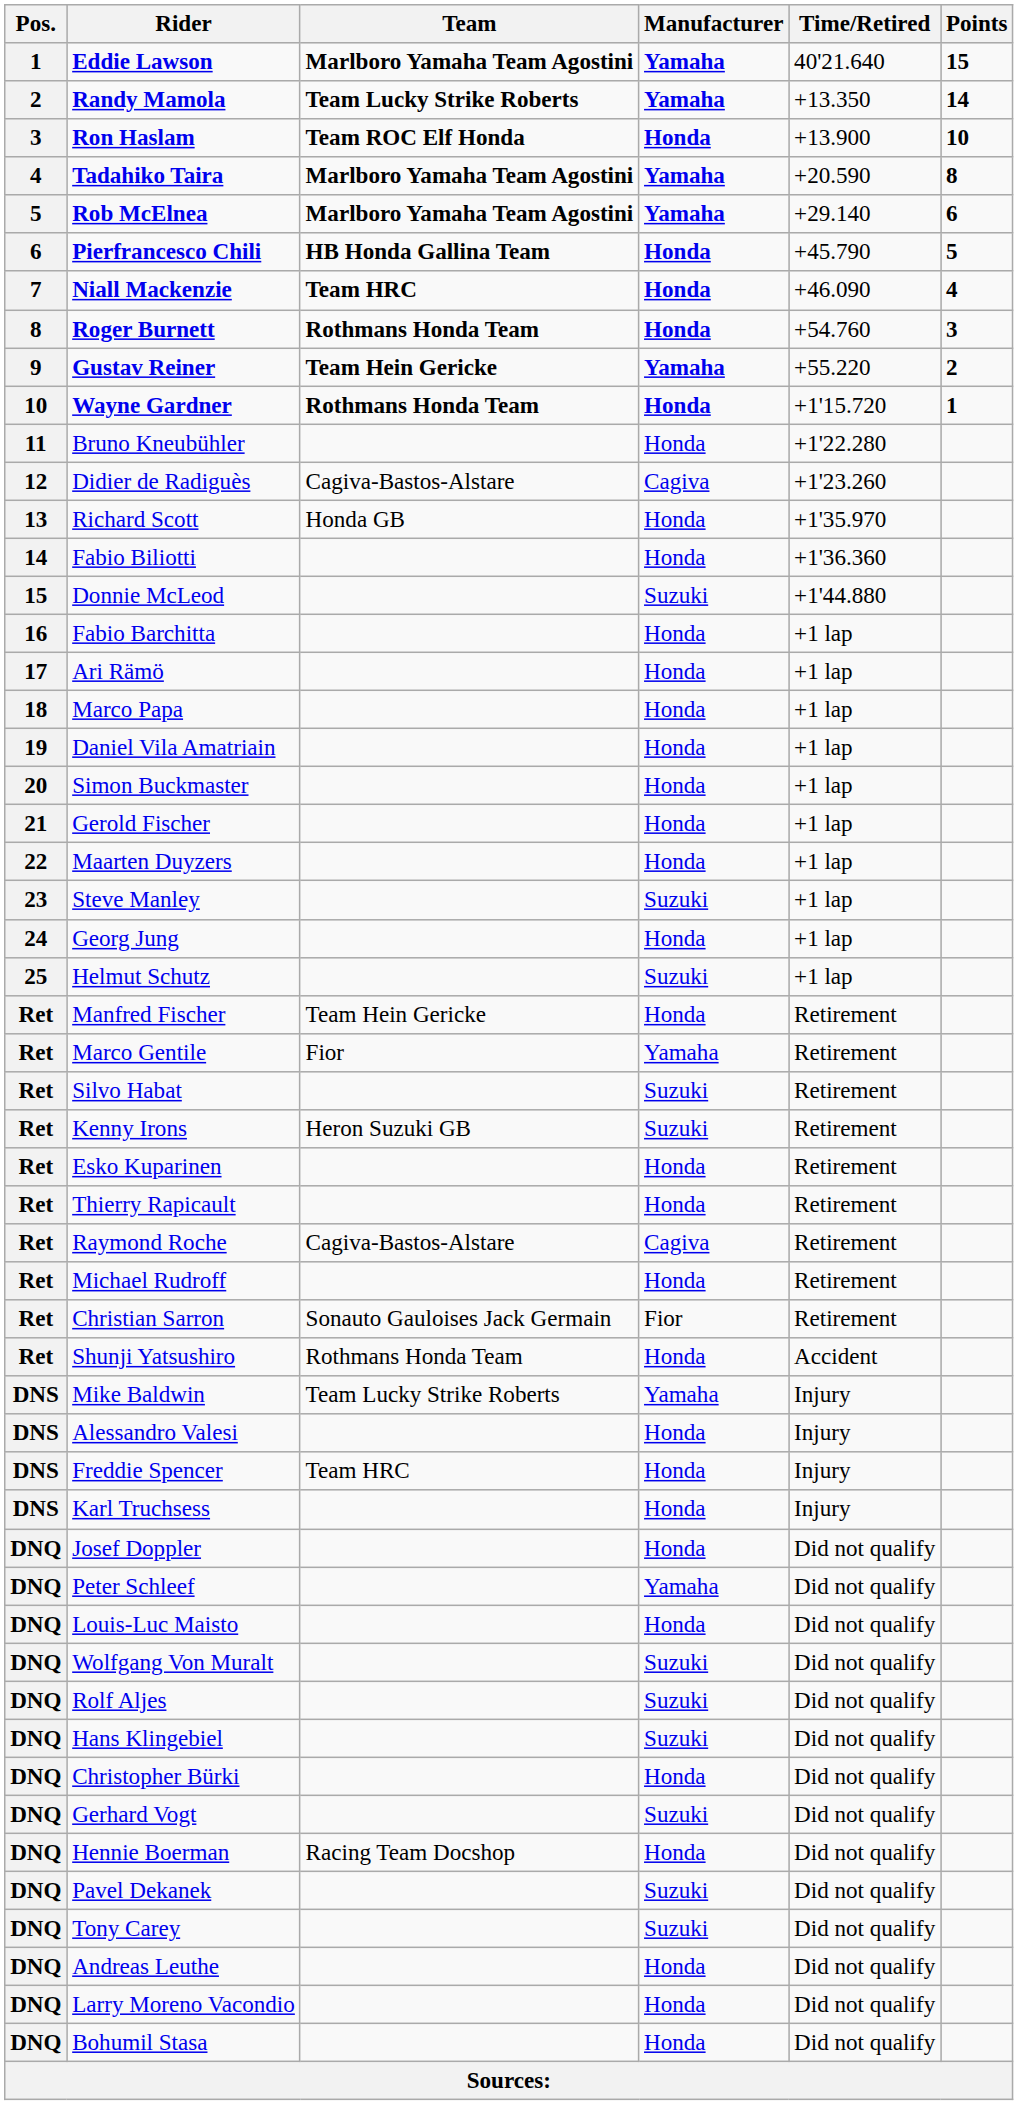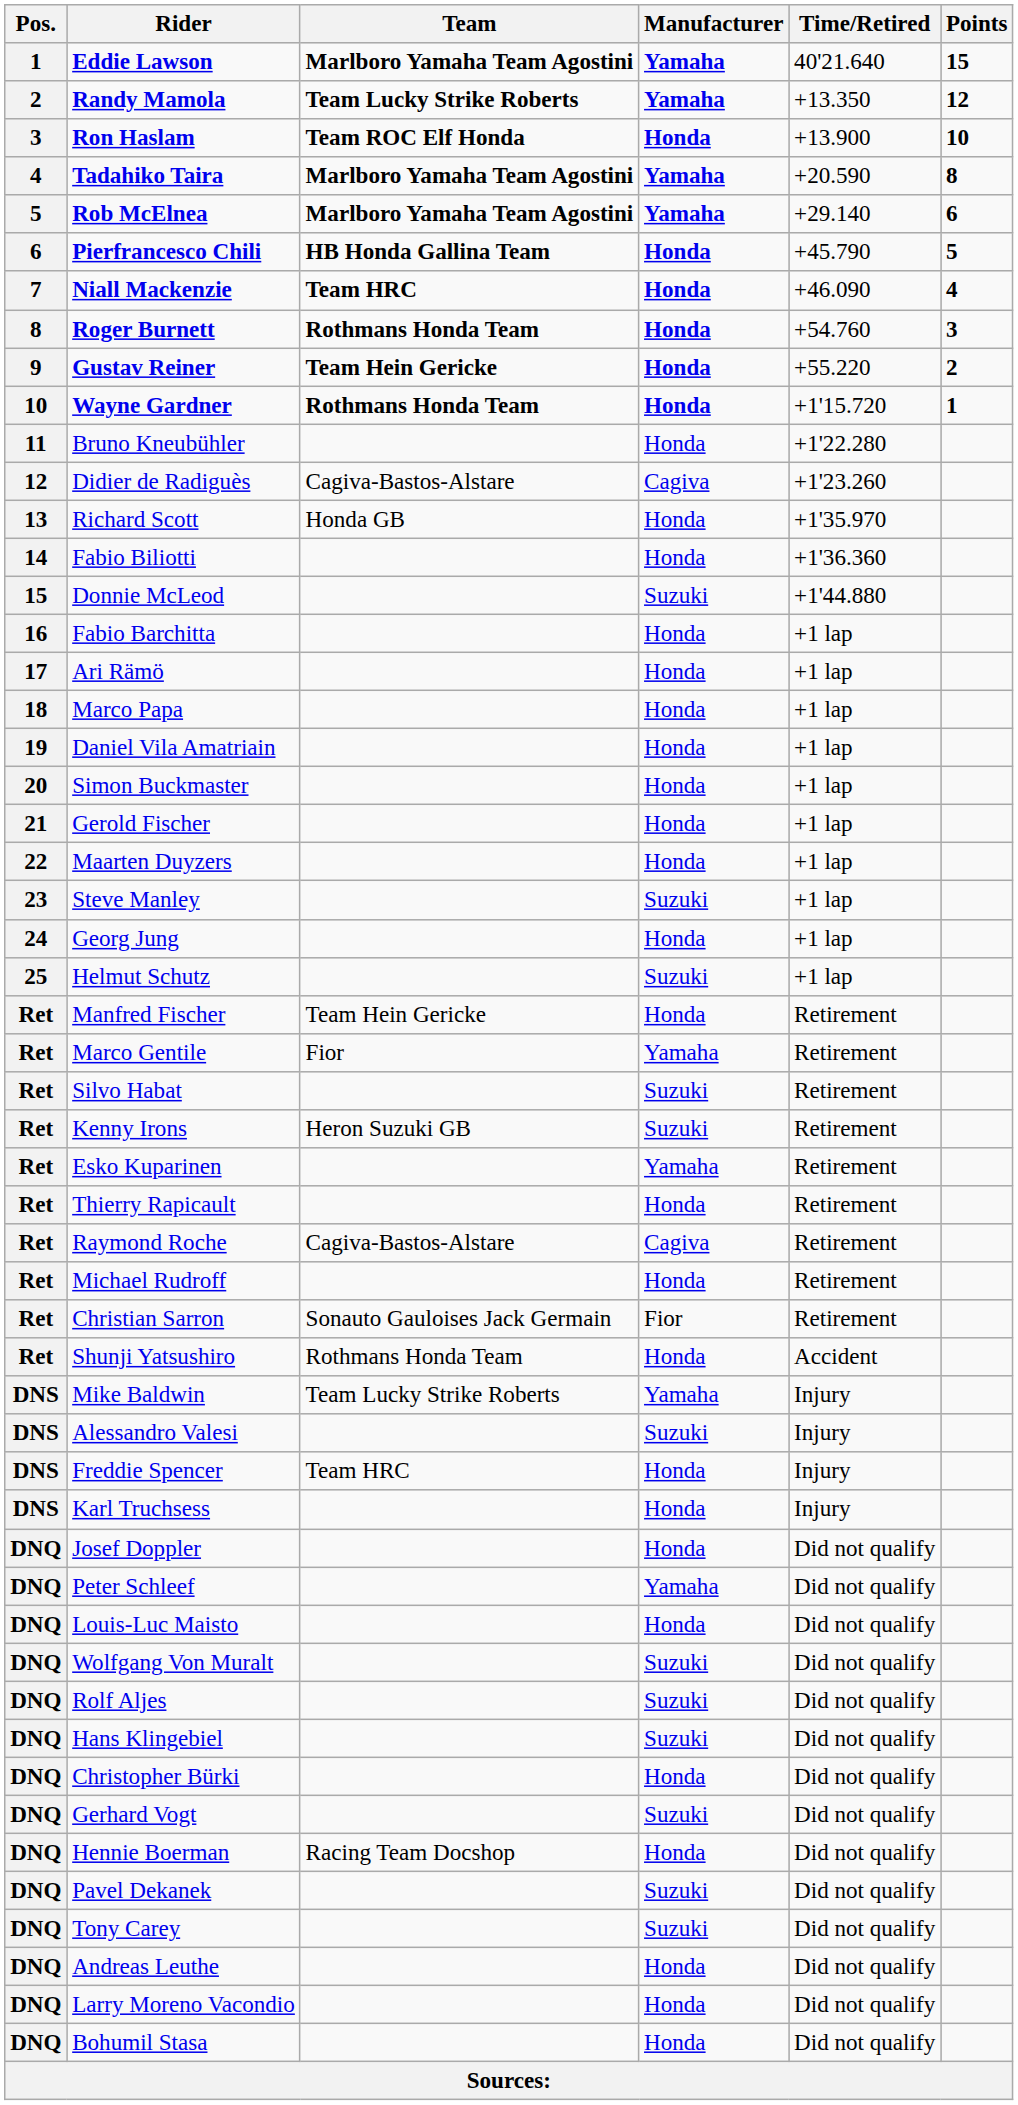(957, 99) 14 -> (957, 99) 12
(684, 366) Yamaha -> (677, 366) Honda
(675, 1166) Honda -> (681, 1166) Yamaha
(675, 1433) Honda -> (676, 1433) Suzuki
